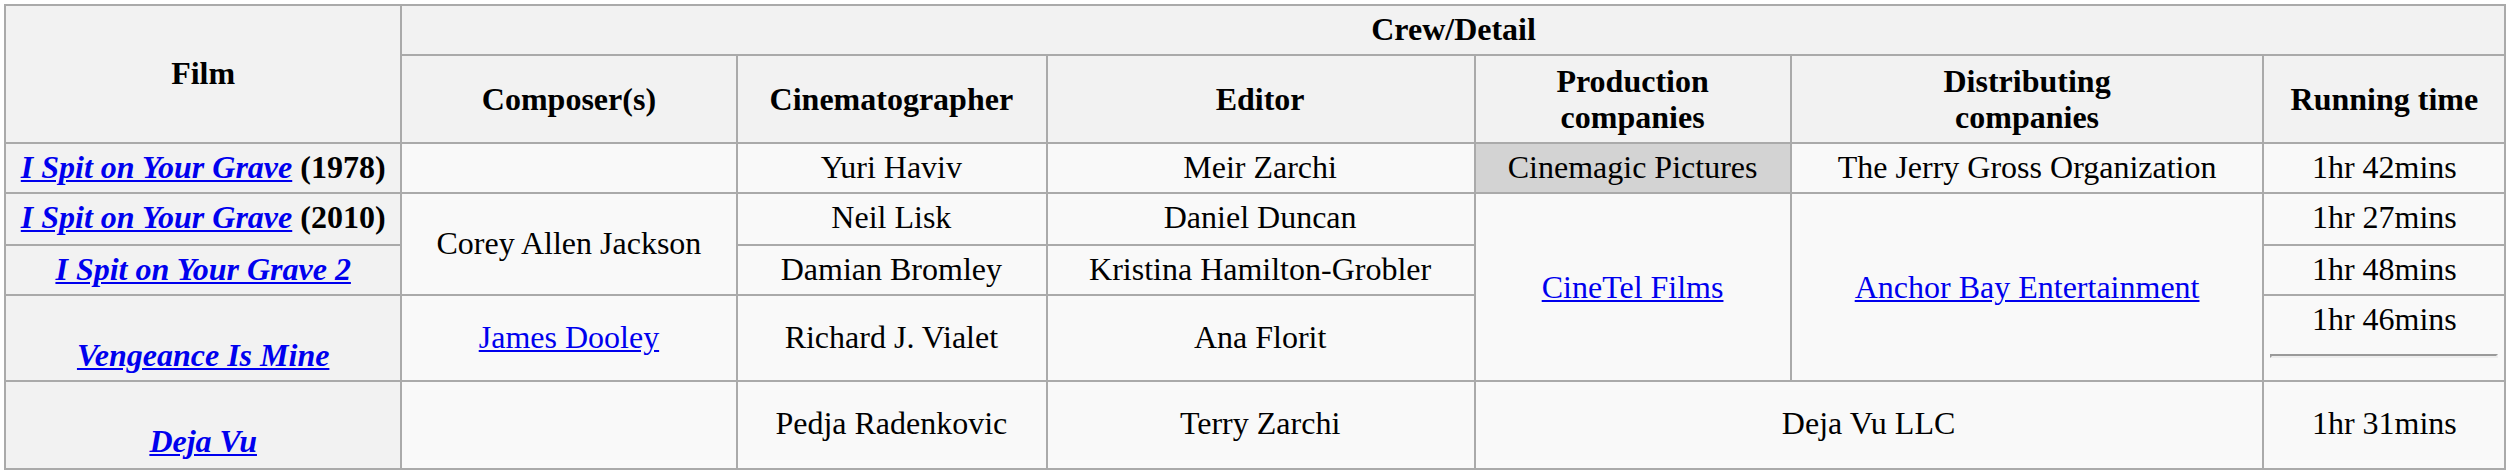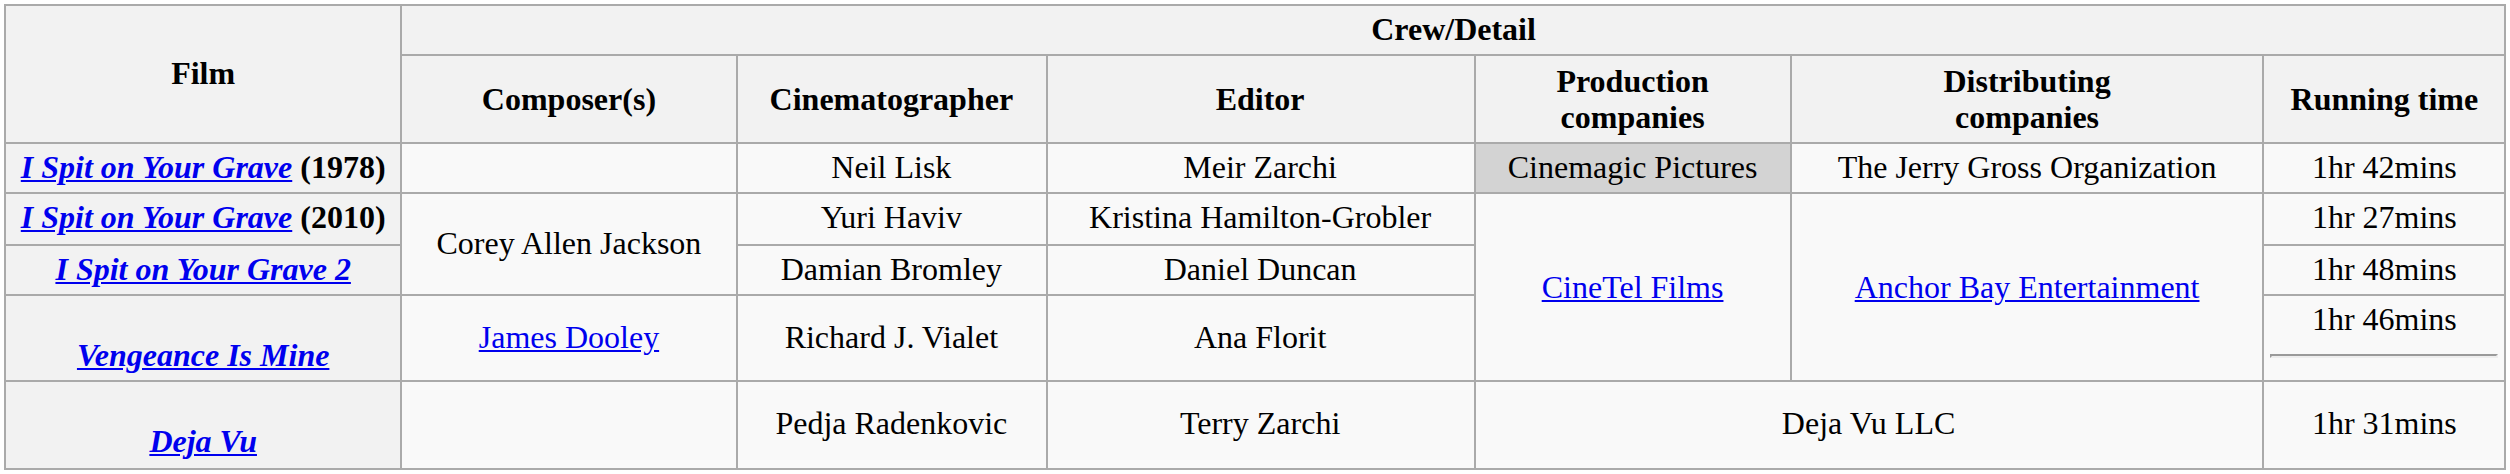(891, 167) Yuri Haviv -> (891, 167) Neil Lisk
(891, 218) Neil Lisk -> (891, 218) Yuri Haviv
(1260, 218) Daniel Duncan -> (1260, 218) Kristina Hamilton-Grobler
(1260, 268) Kristina Hamilton-Grobler -> (1260, 268) Daniel Duncan
